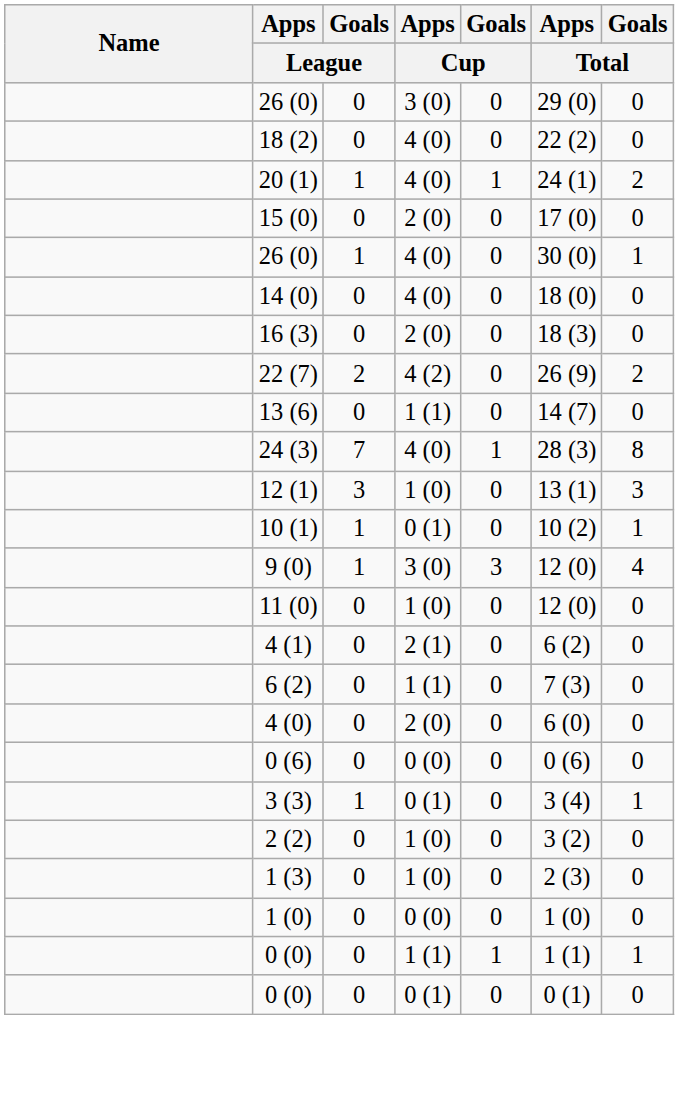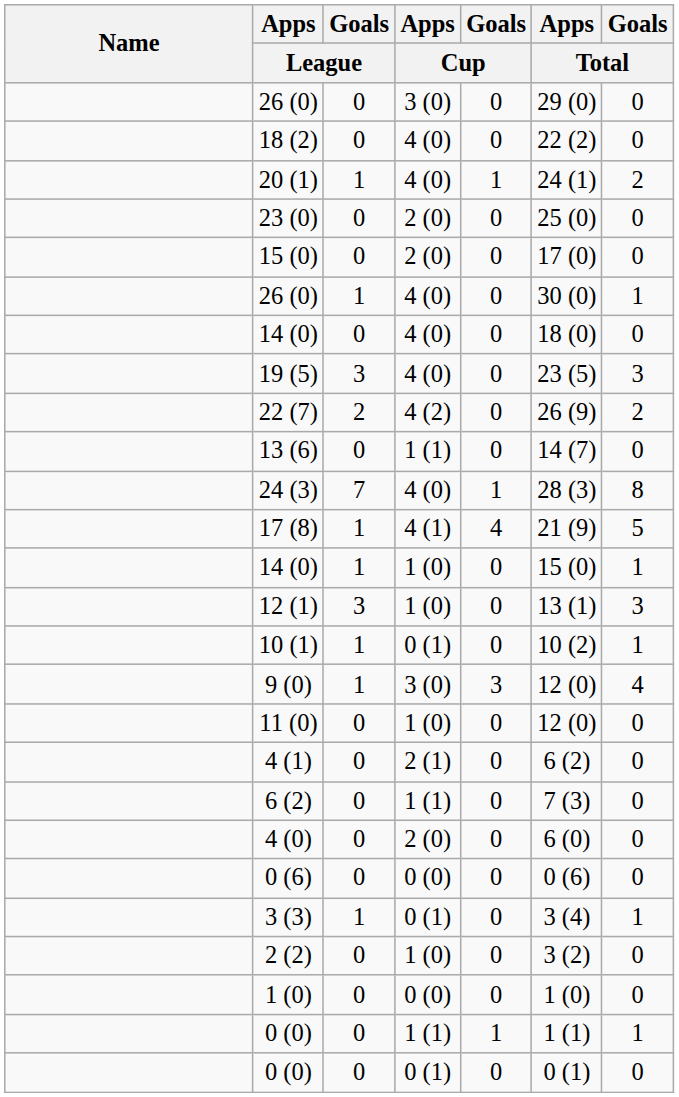+ row: (288, 218)
- row: (288, 334)
+ row: (288, 373)
+ row: (288, 528)
+ row: (288, 567)
- row: (288, 878)
